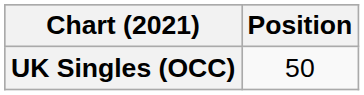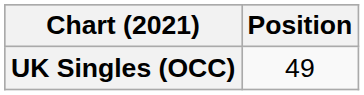(300, 67) 50 -> (300, 67) 49
